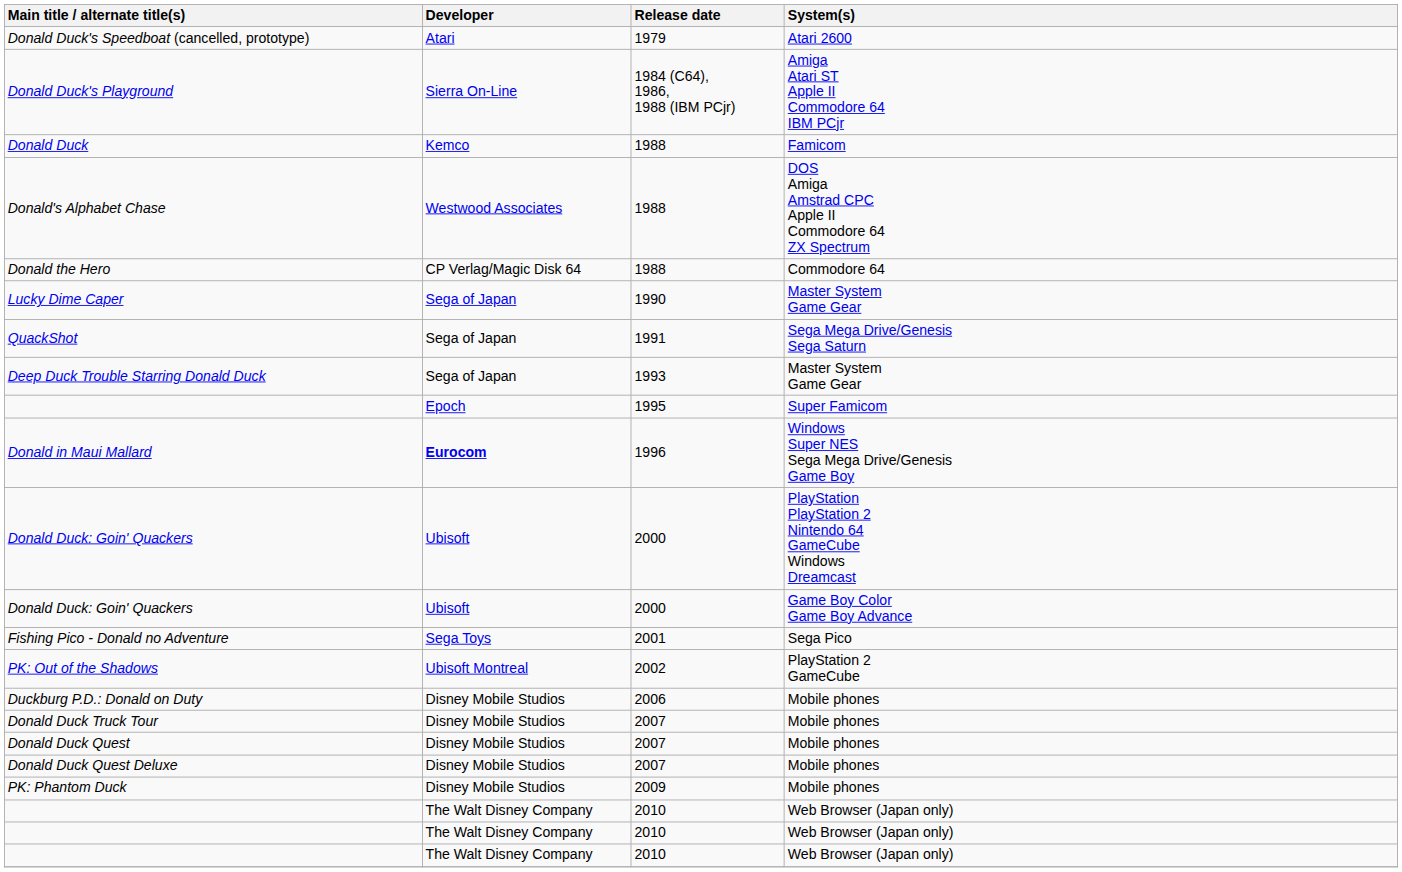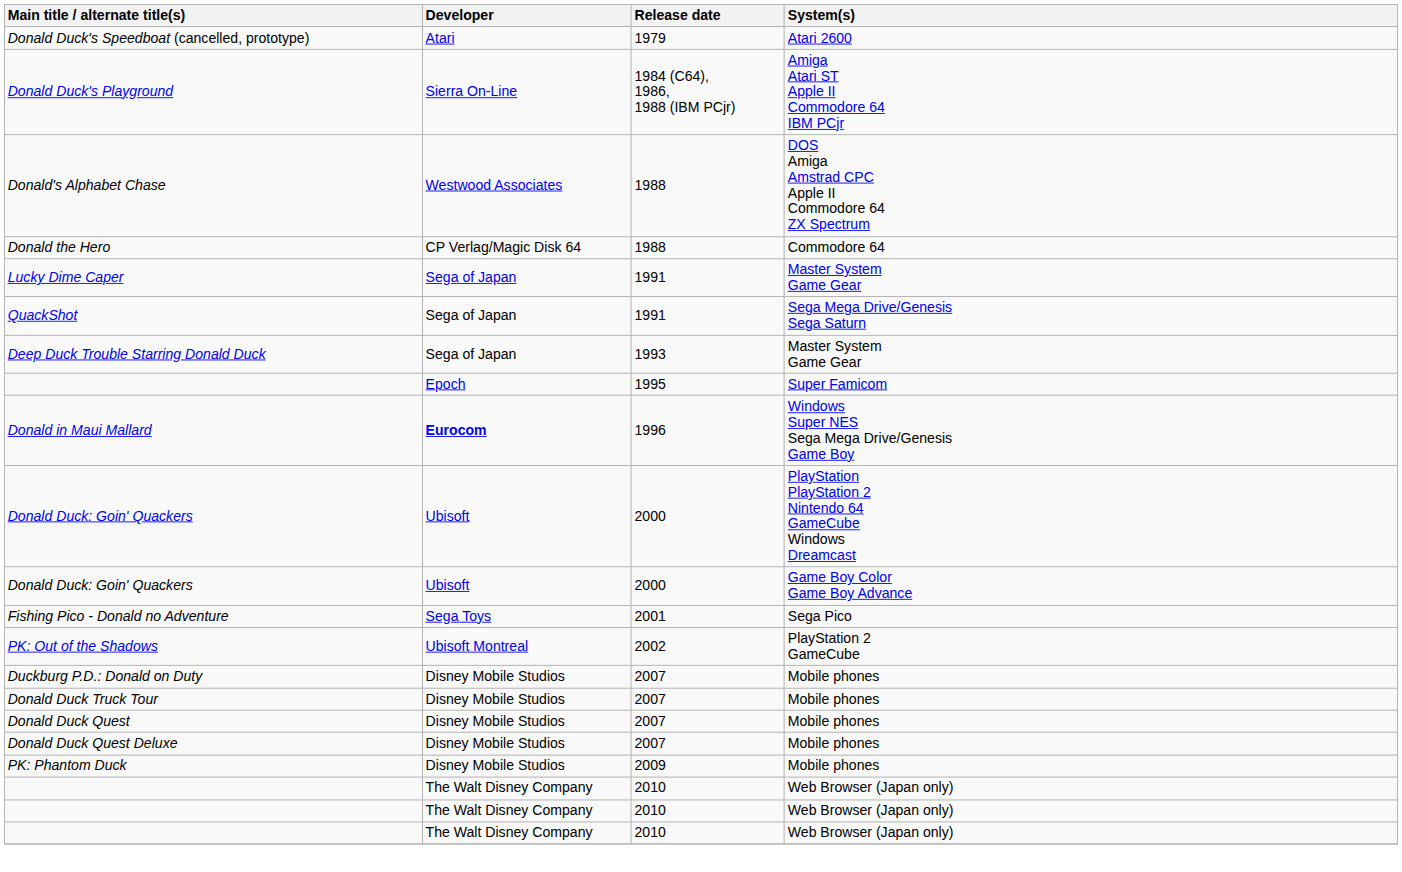- row: (48, 146)
(650, 300) 1990 -> (650, 277) 1991
(650, 699) 2006 -> (650, 676) 2007
